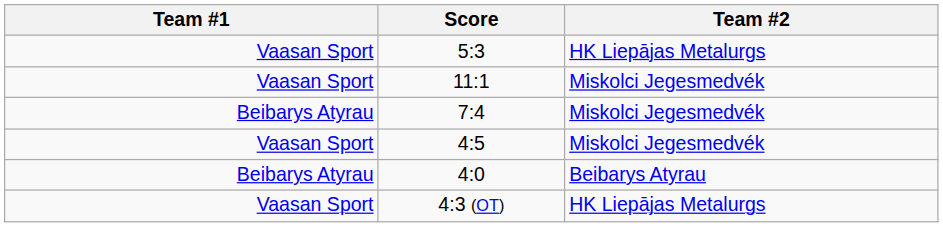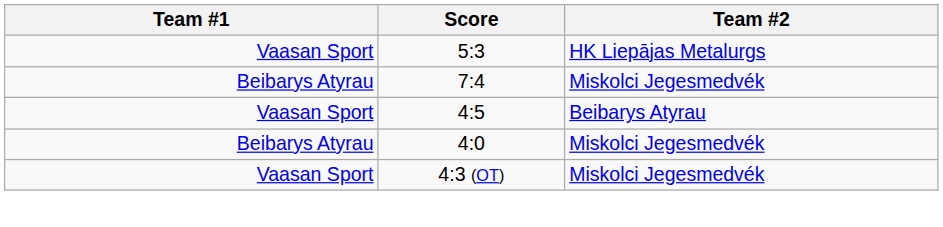- row: (471, 81)
(667, 143) Miskolci Jegesmedvék -> (638, 112) Beibarys Atyrau
(638, 174) Beibarys Atyrau -> (667, 143) Miskolci Jegesmedvék
(667, 205) HK Liepājas Metalurgs -> (667, 174) Miskolci Jegesmedvék
